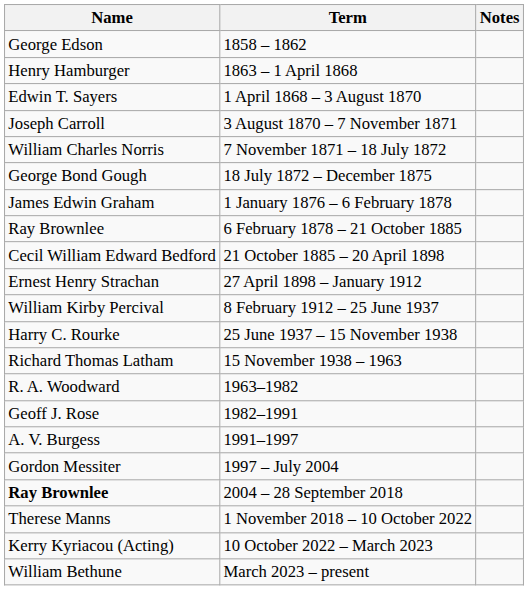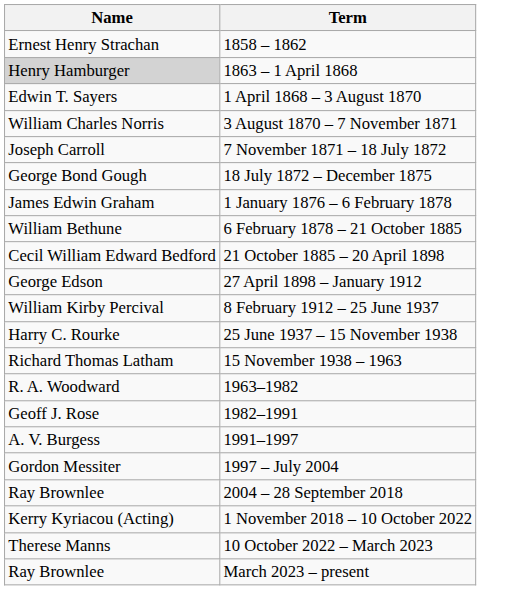- column: (500, 17)
(56, 44) George Edson -> (84, 44) Ernest Henry Strachan
(69, 70) no background -> (69, 70) lightgrey background
(57, 123) Joseph Carroll -> (86, 123) William Charles Norris
(86, 149) William Charles Norris -> (57, 149) Joseph Carroll
(56, 228) Ray Brownlee -> (65, 228) William Bethune
(84, 281) Ernest Henry Strachan -> (56, 281) George Edson
(58, 492) bold -> (56, 492) normal
(59, 519) Therese Manns -> (91, 519) Kerry Kyriacou (Acting)
(91, 545) Kerry Kyriacou (Acting) -> (59, 545) Therese Manns
(65, 571) William Bethune -> (56, 571) Ray Brownlee
